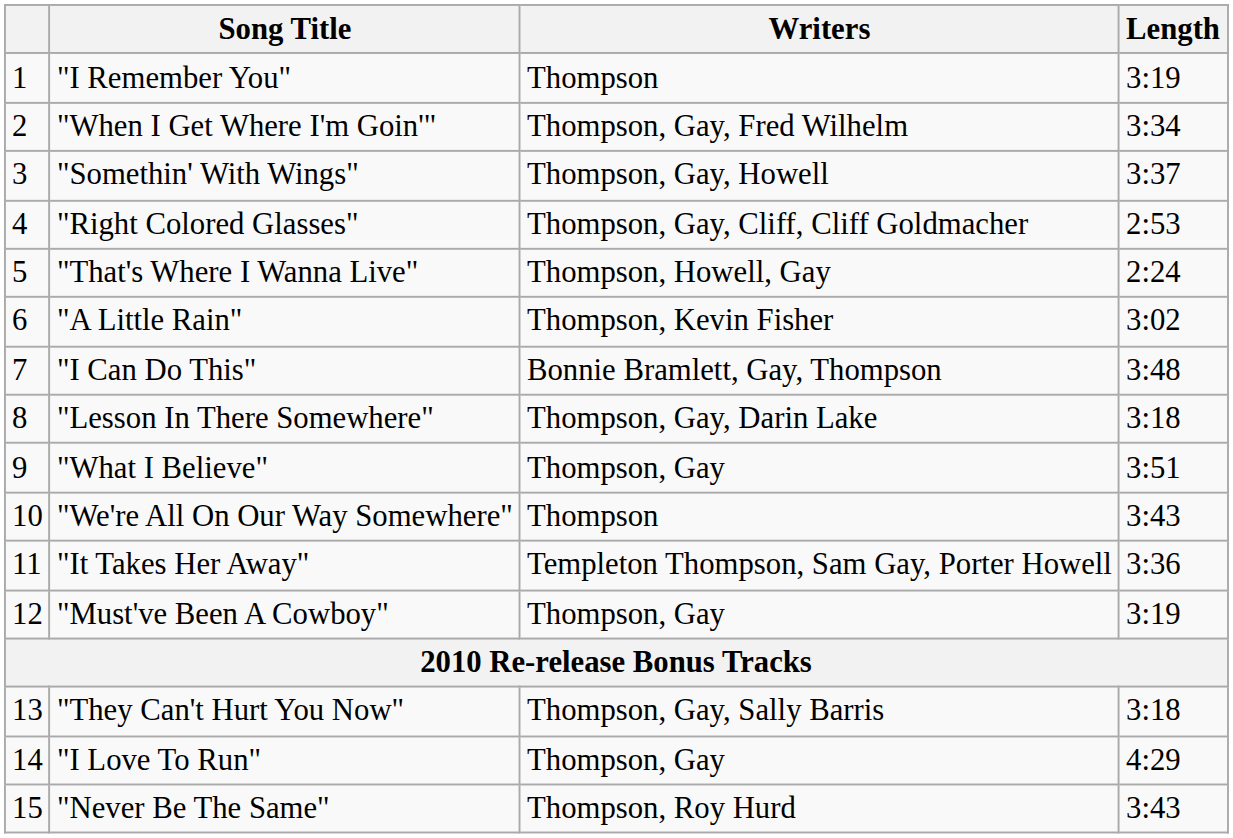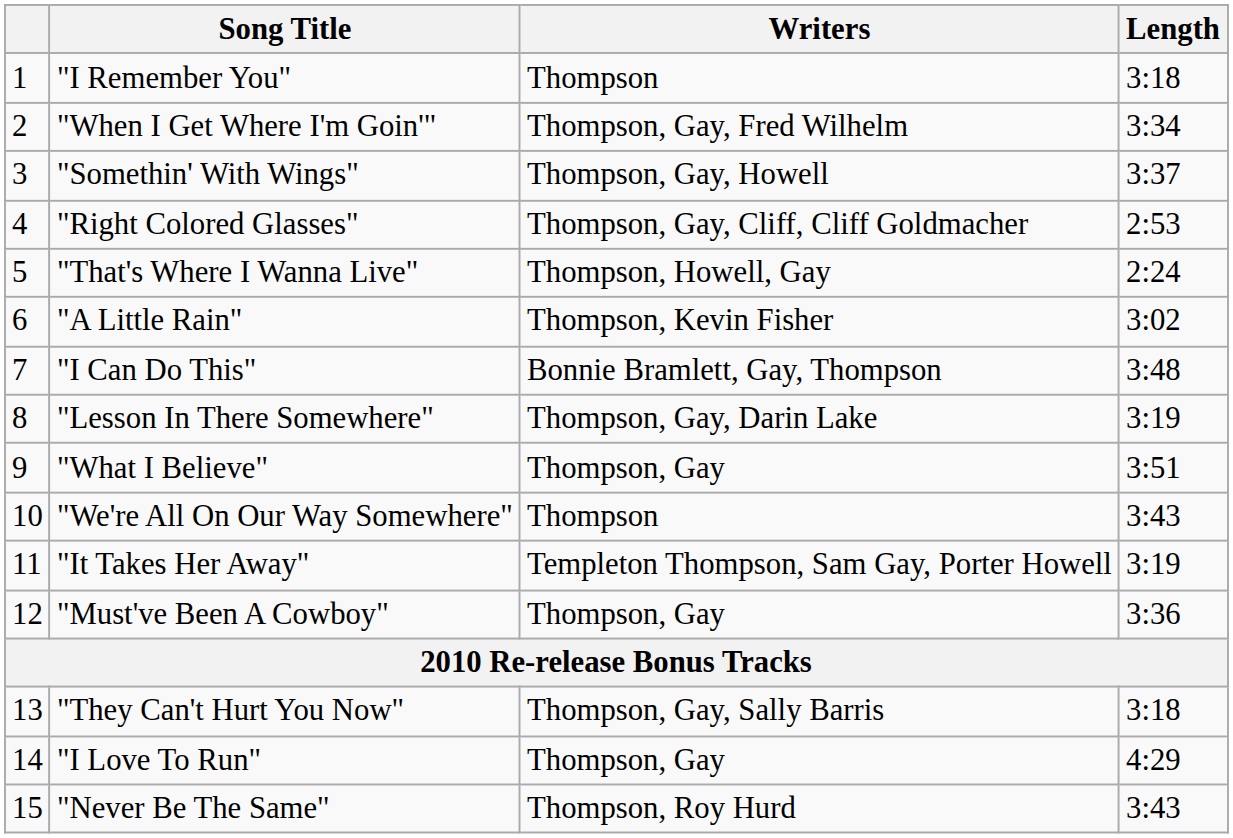(1153, 77) 3:19 -> (1153, 77) 3:18
(1153, 418) 3:18 -> (1153, 418) 3:19
(1153, 564) 3:36 -> (1153, 564) 3:19
(1153, 613) 3:19 -> (1153, 613) 3:36
